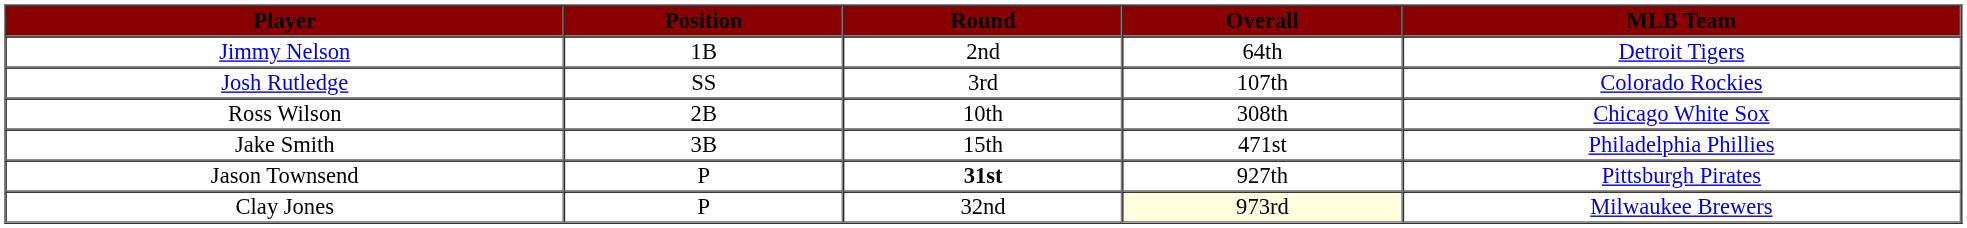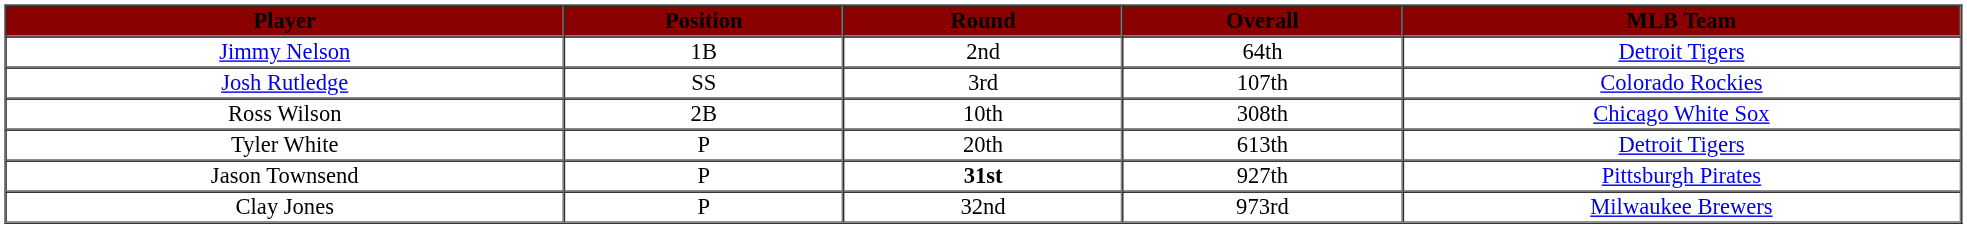- row: (285, 144)
+ row: (285, 144)
(1262, 206) lightyellow background -> (1262, 206) no background
